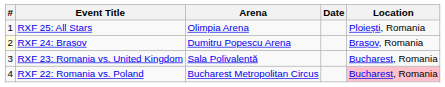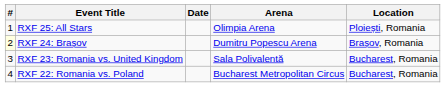columns swapped: (334, 12) <-> (253, 12)
(393, 74) pink background -> (393, 74) no background
